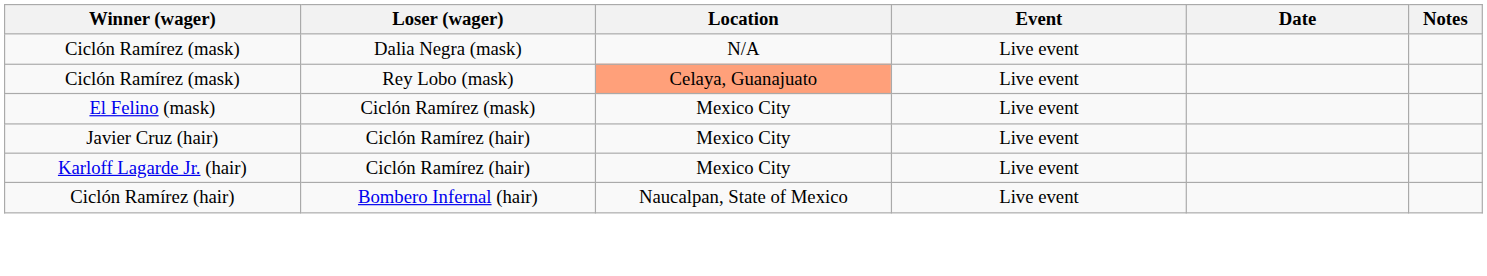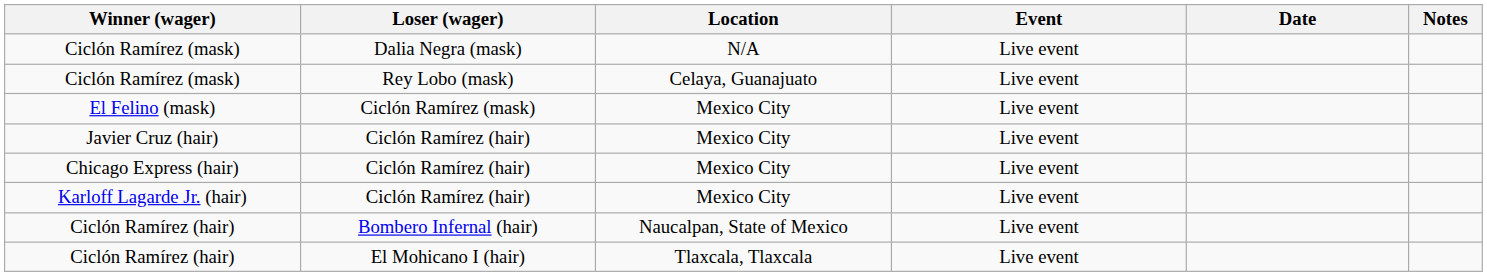(743, 78) lightsalmon background -> (743, 78) no background
+ row: (152, 167)
+ row: (152, 256)
